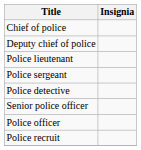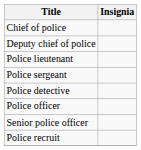rows swapped: (47, 106) <-> (33, 122)
